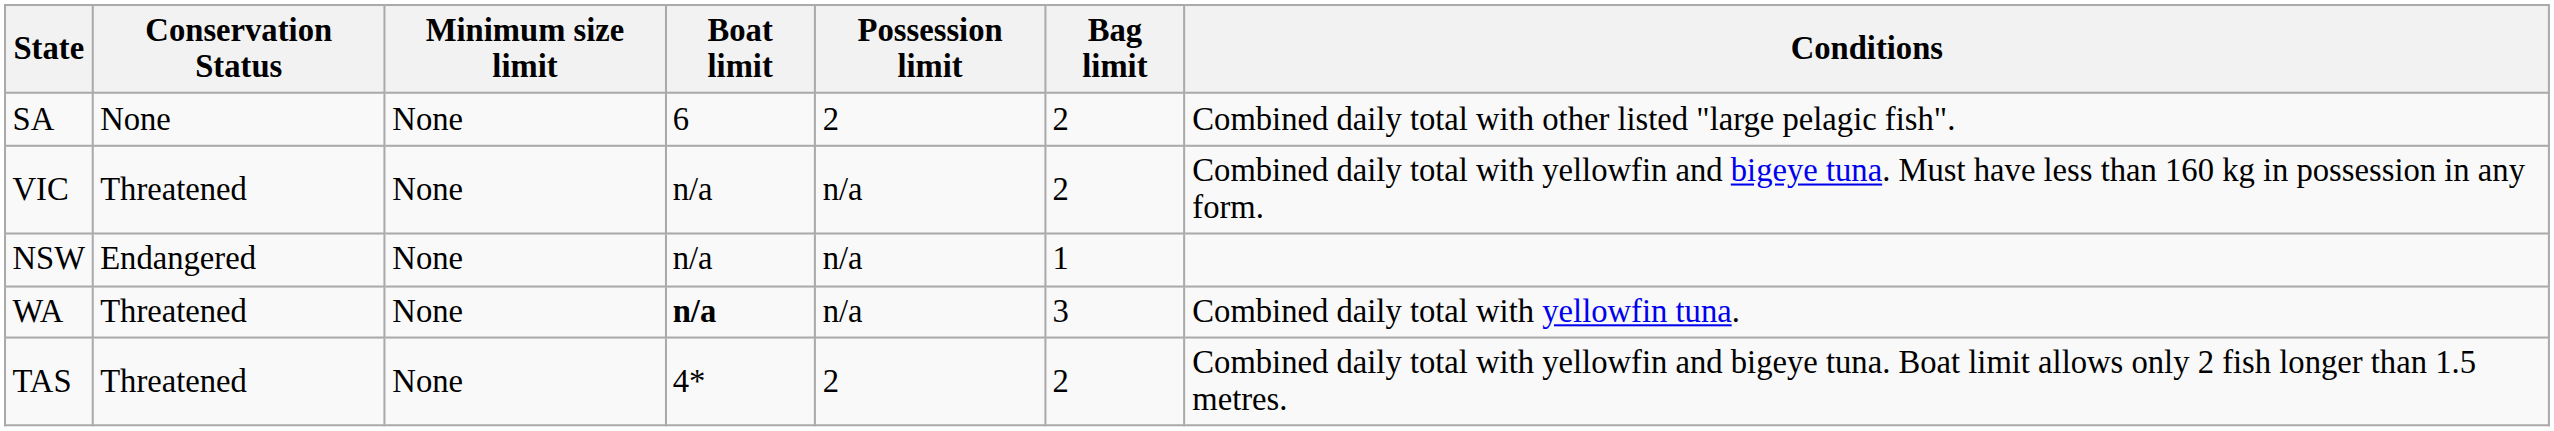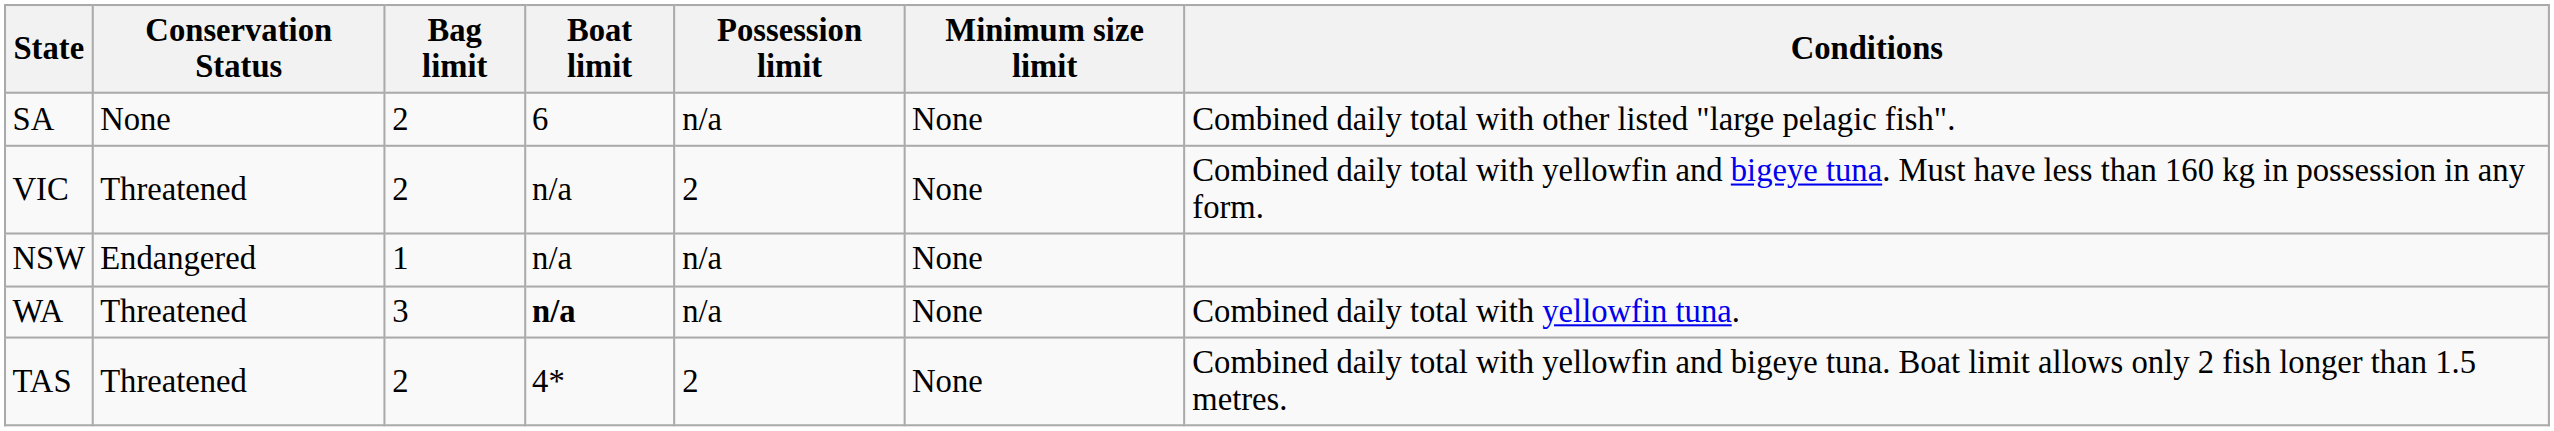columns swapped: (1115, 48) <-> (525, 48)
(831, 118) 2 -> (702, 118) n/a
(843, 188) n/a -> (690, 188) 2
